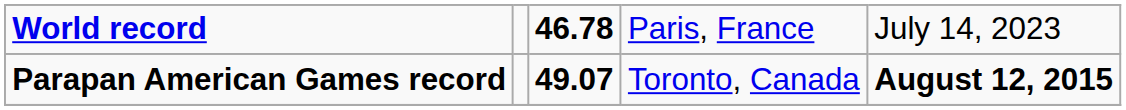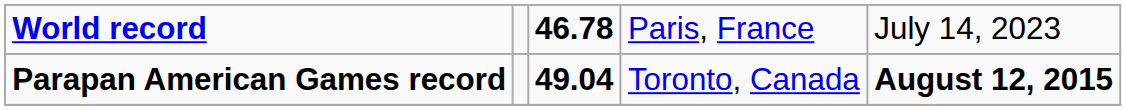(574, 79) 49.07 -> (574, 79) 49.04
